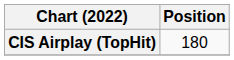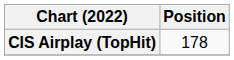(195, 42) 180 -> (195, 42) 178
